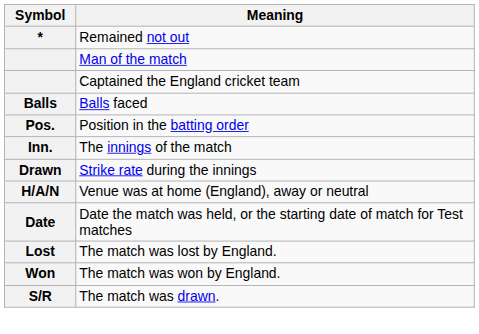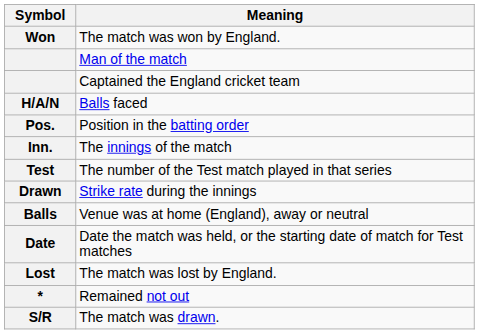rows swapped: (134, 37) <-> (180, 274)
(40, 103) Balls -> (40, 103) H/A/N
+ row: (235, 170)
(40, 192) H/A/N -> (40, 214) Balls
